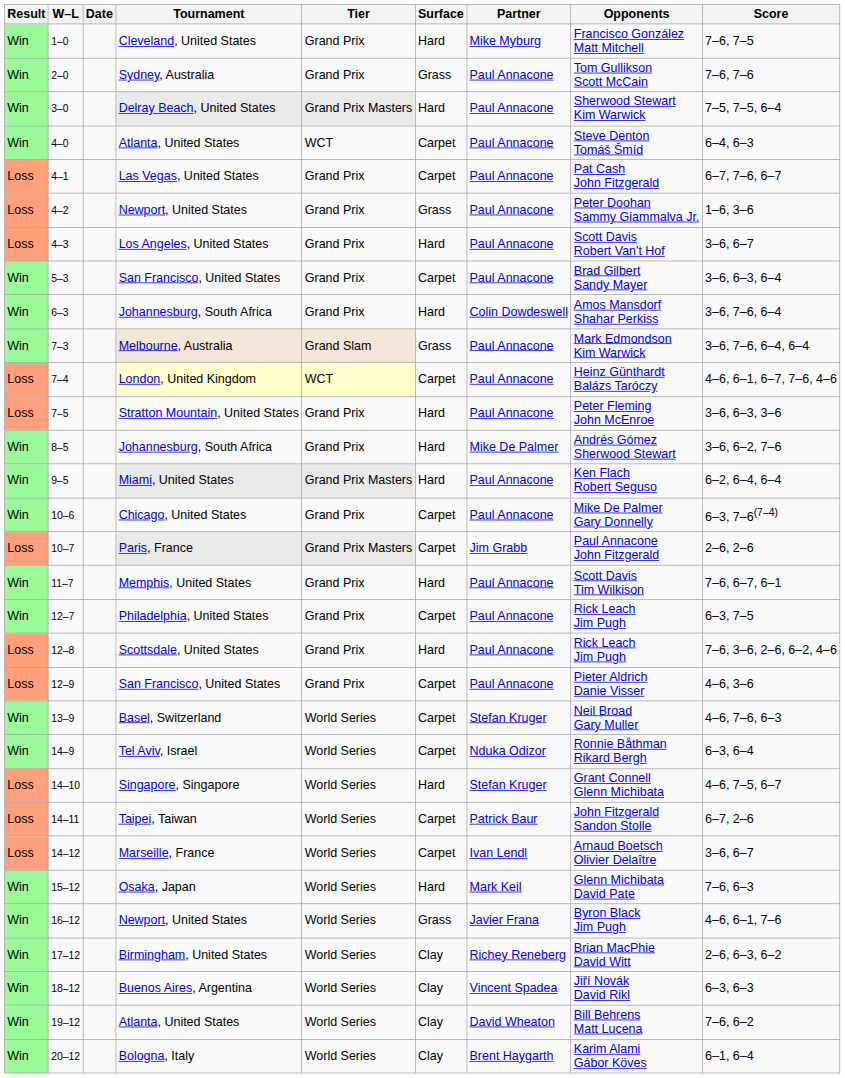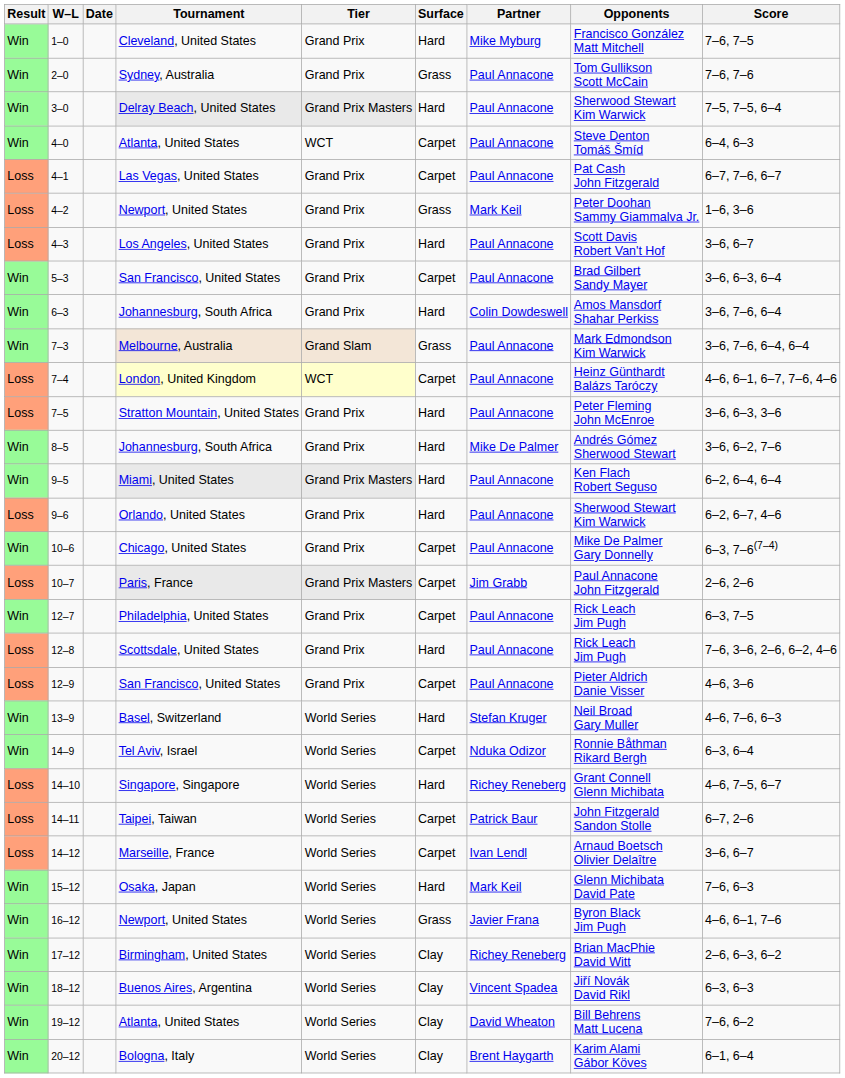(512, 210) Paul Annacone -> (496, 210) Mark Keil
+ row: (60, 515)
- row: (62, 583)
(437, 717) Carpet -> (432, 717) Hard
(508, 785) Stefan Kruger -> (518, 785) Richey Reneberg
